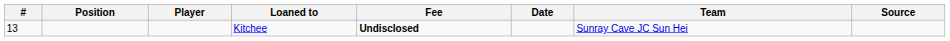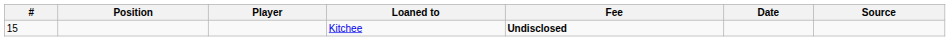- column: (713, 12)
(12, 28) 13 -> (12, 28) 15
